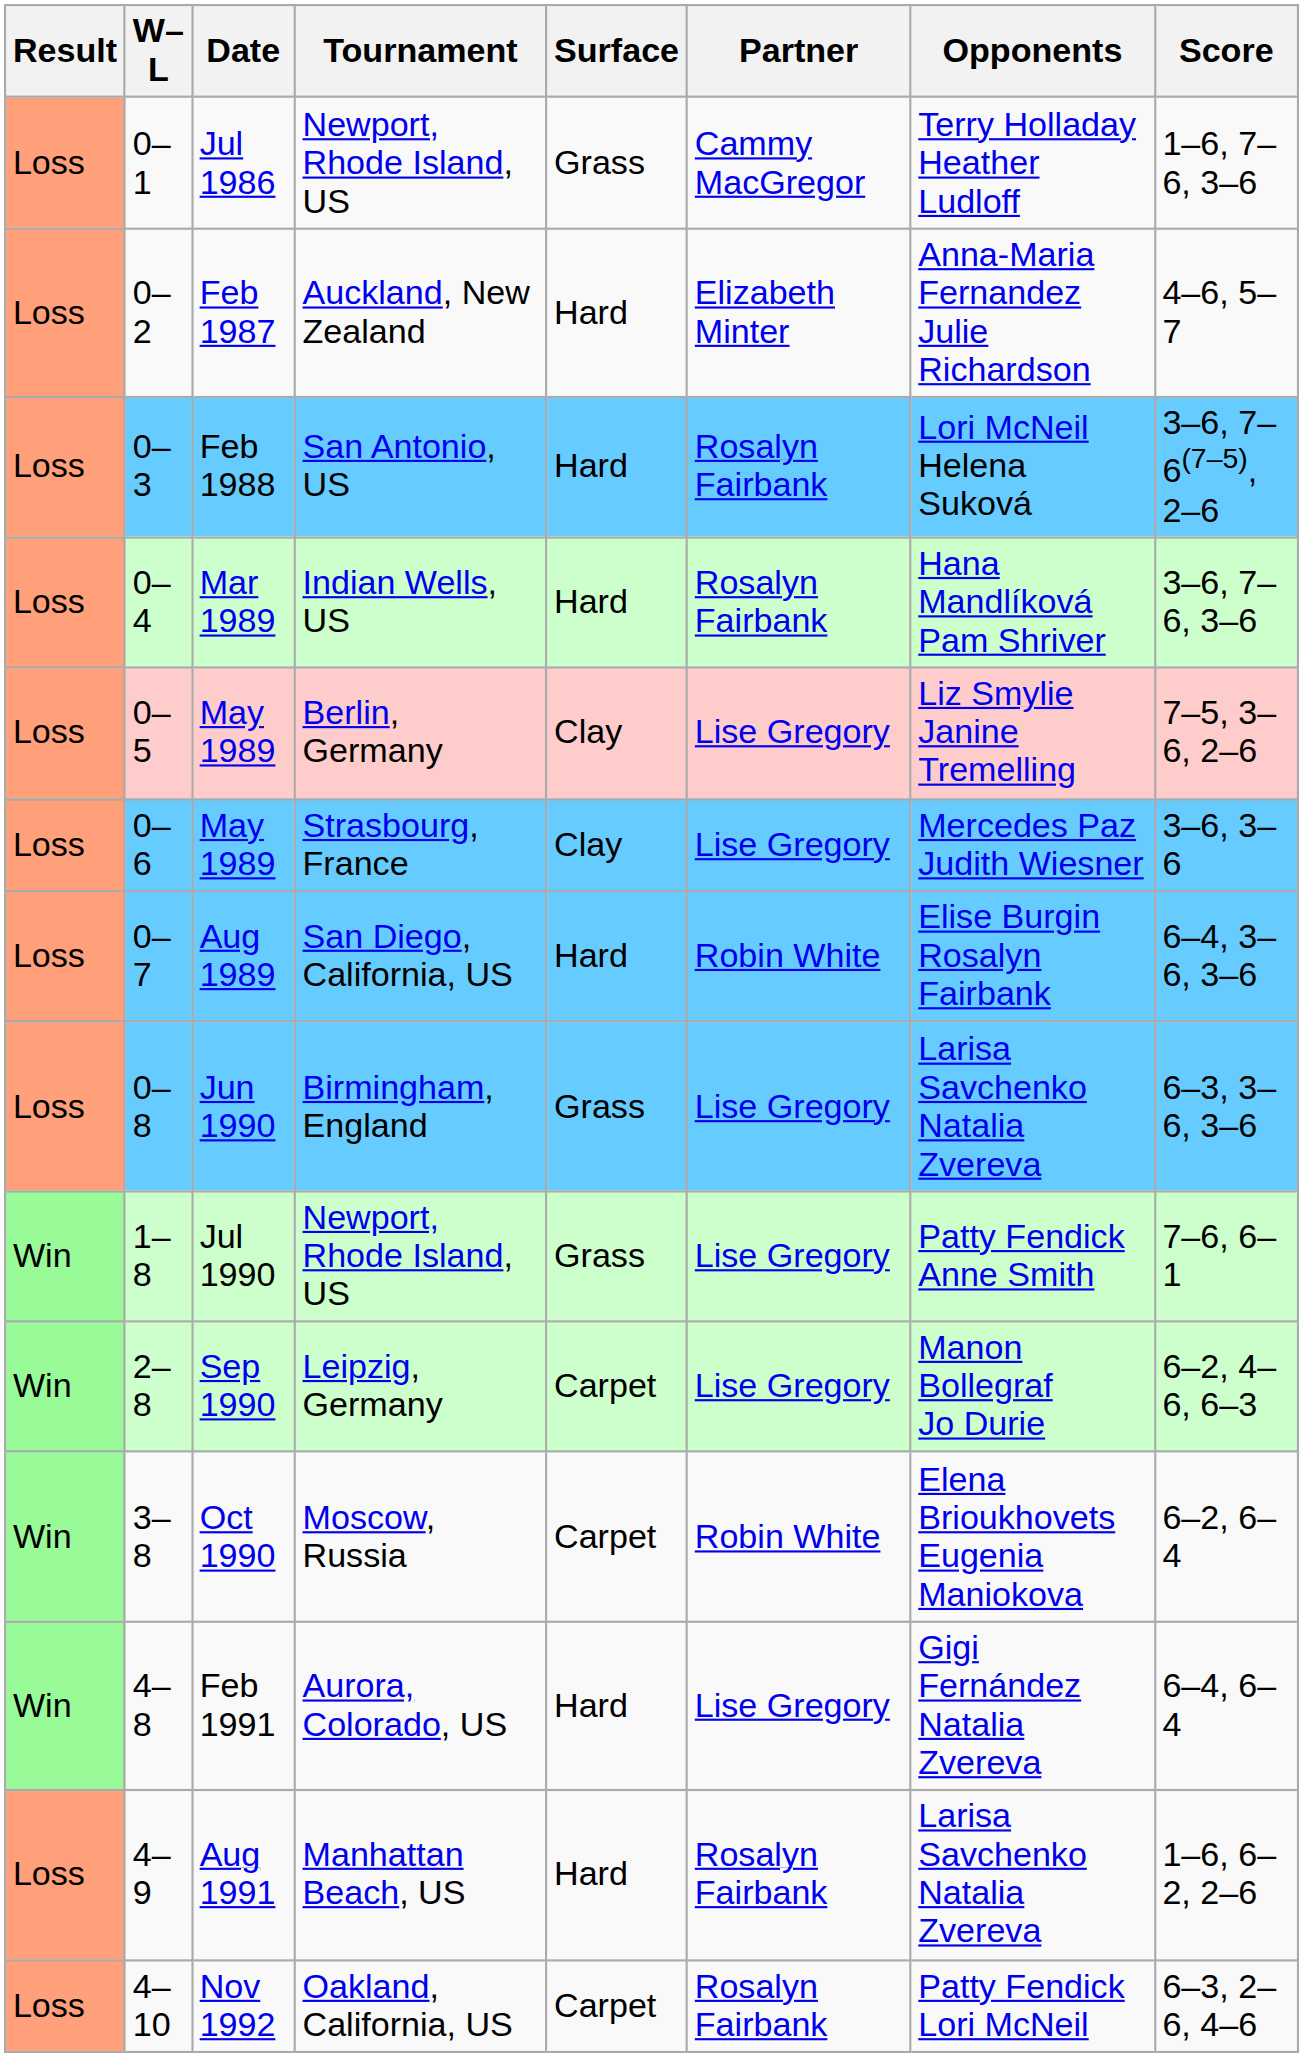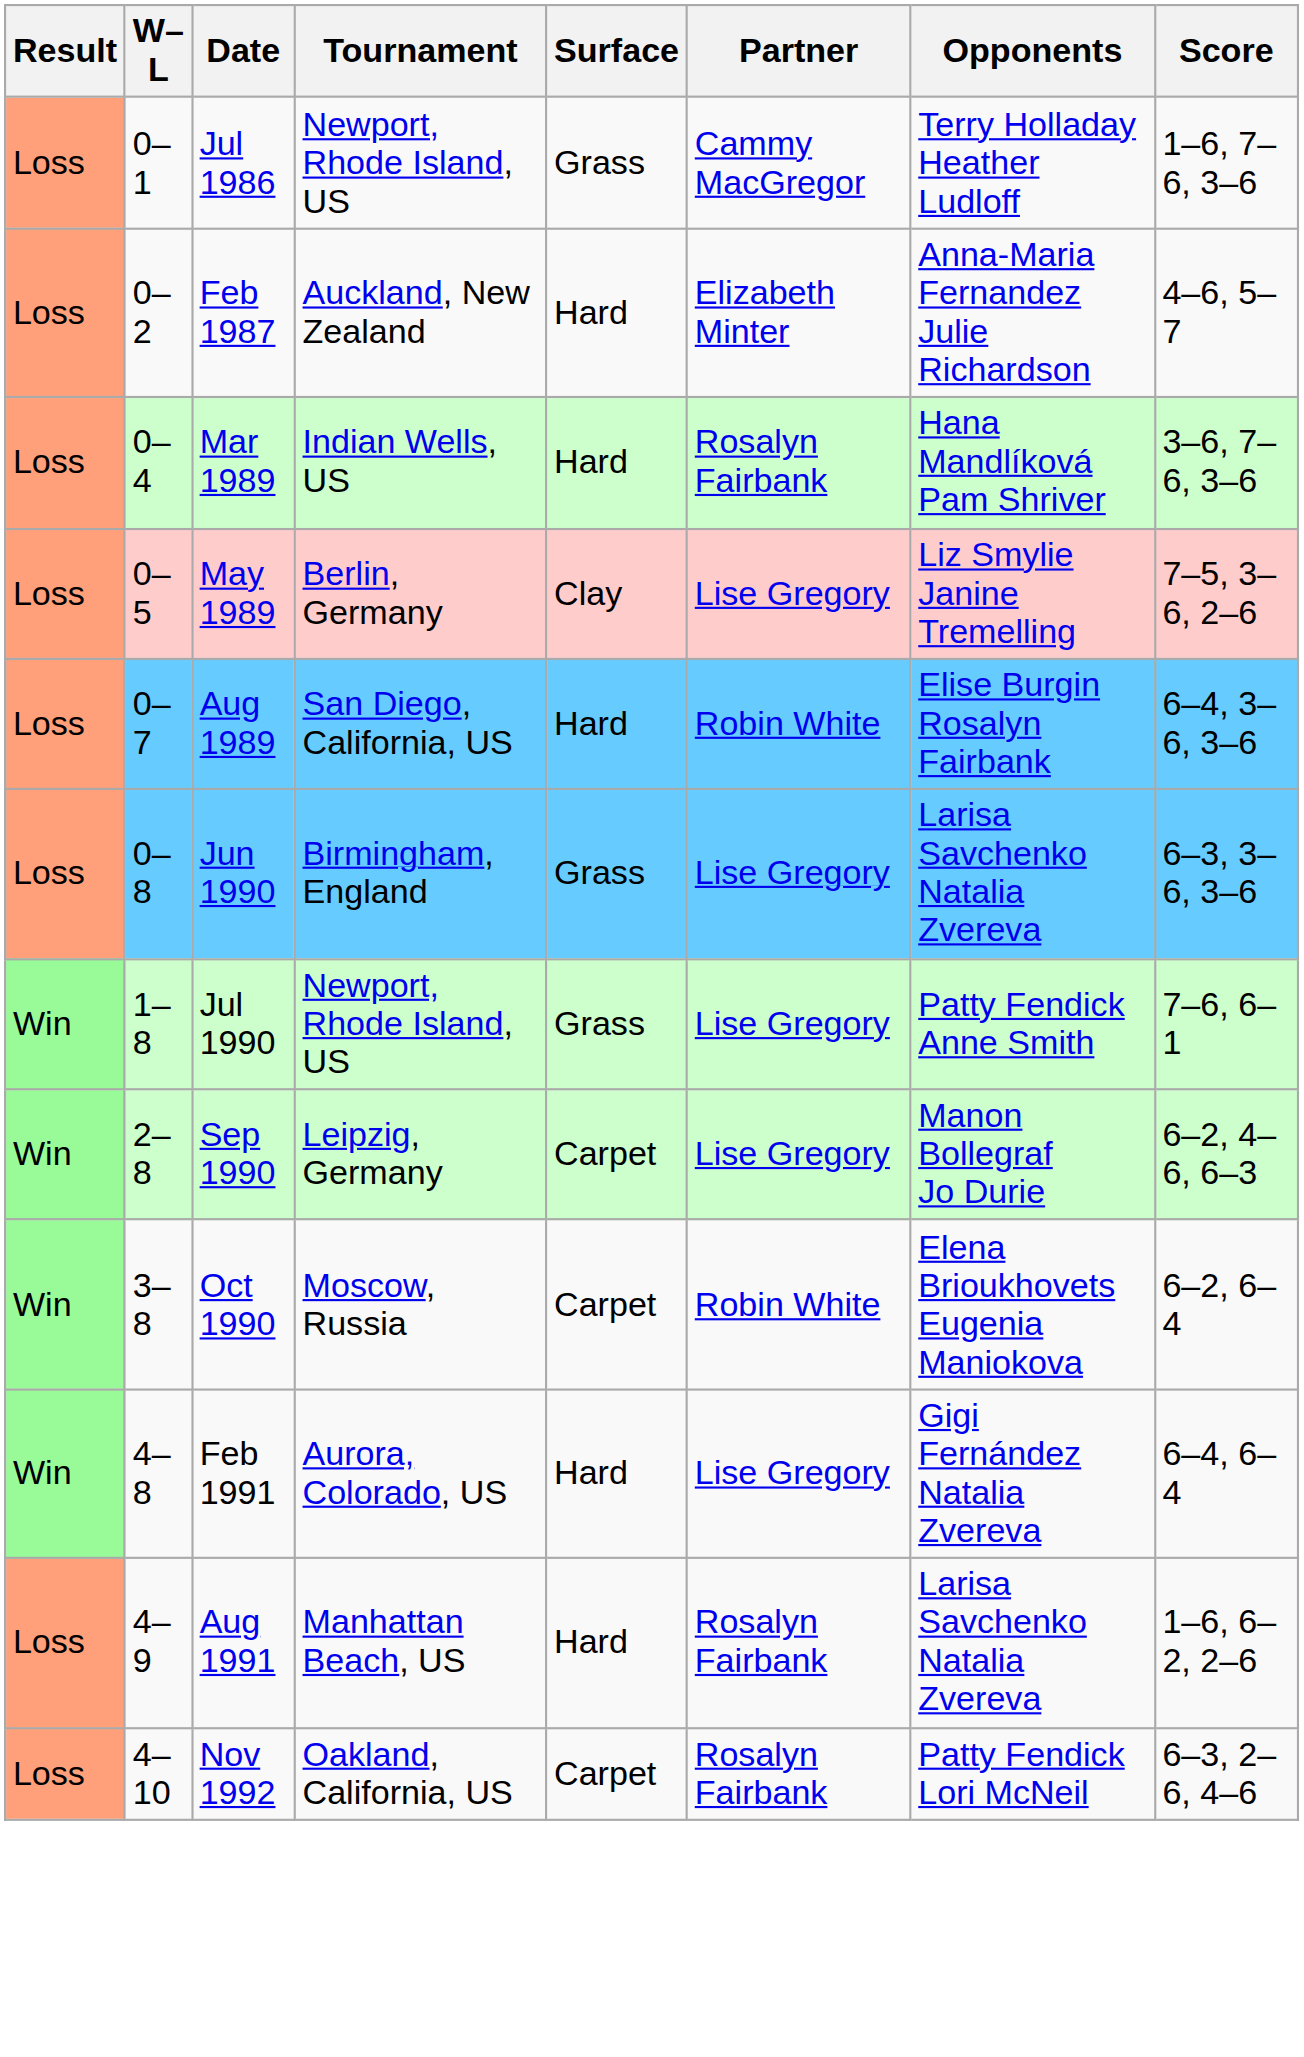- row: (238, 466)
- row: (238, 844)
